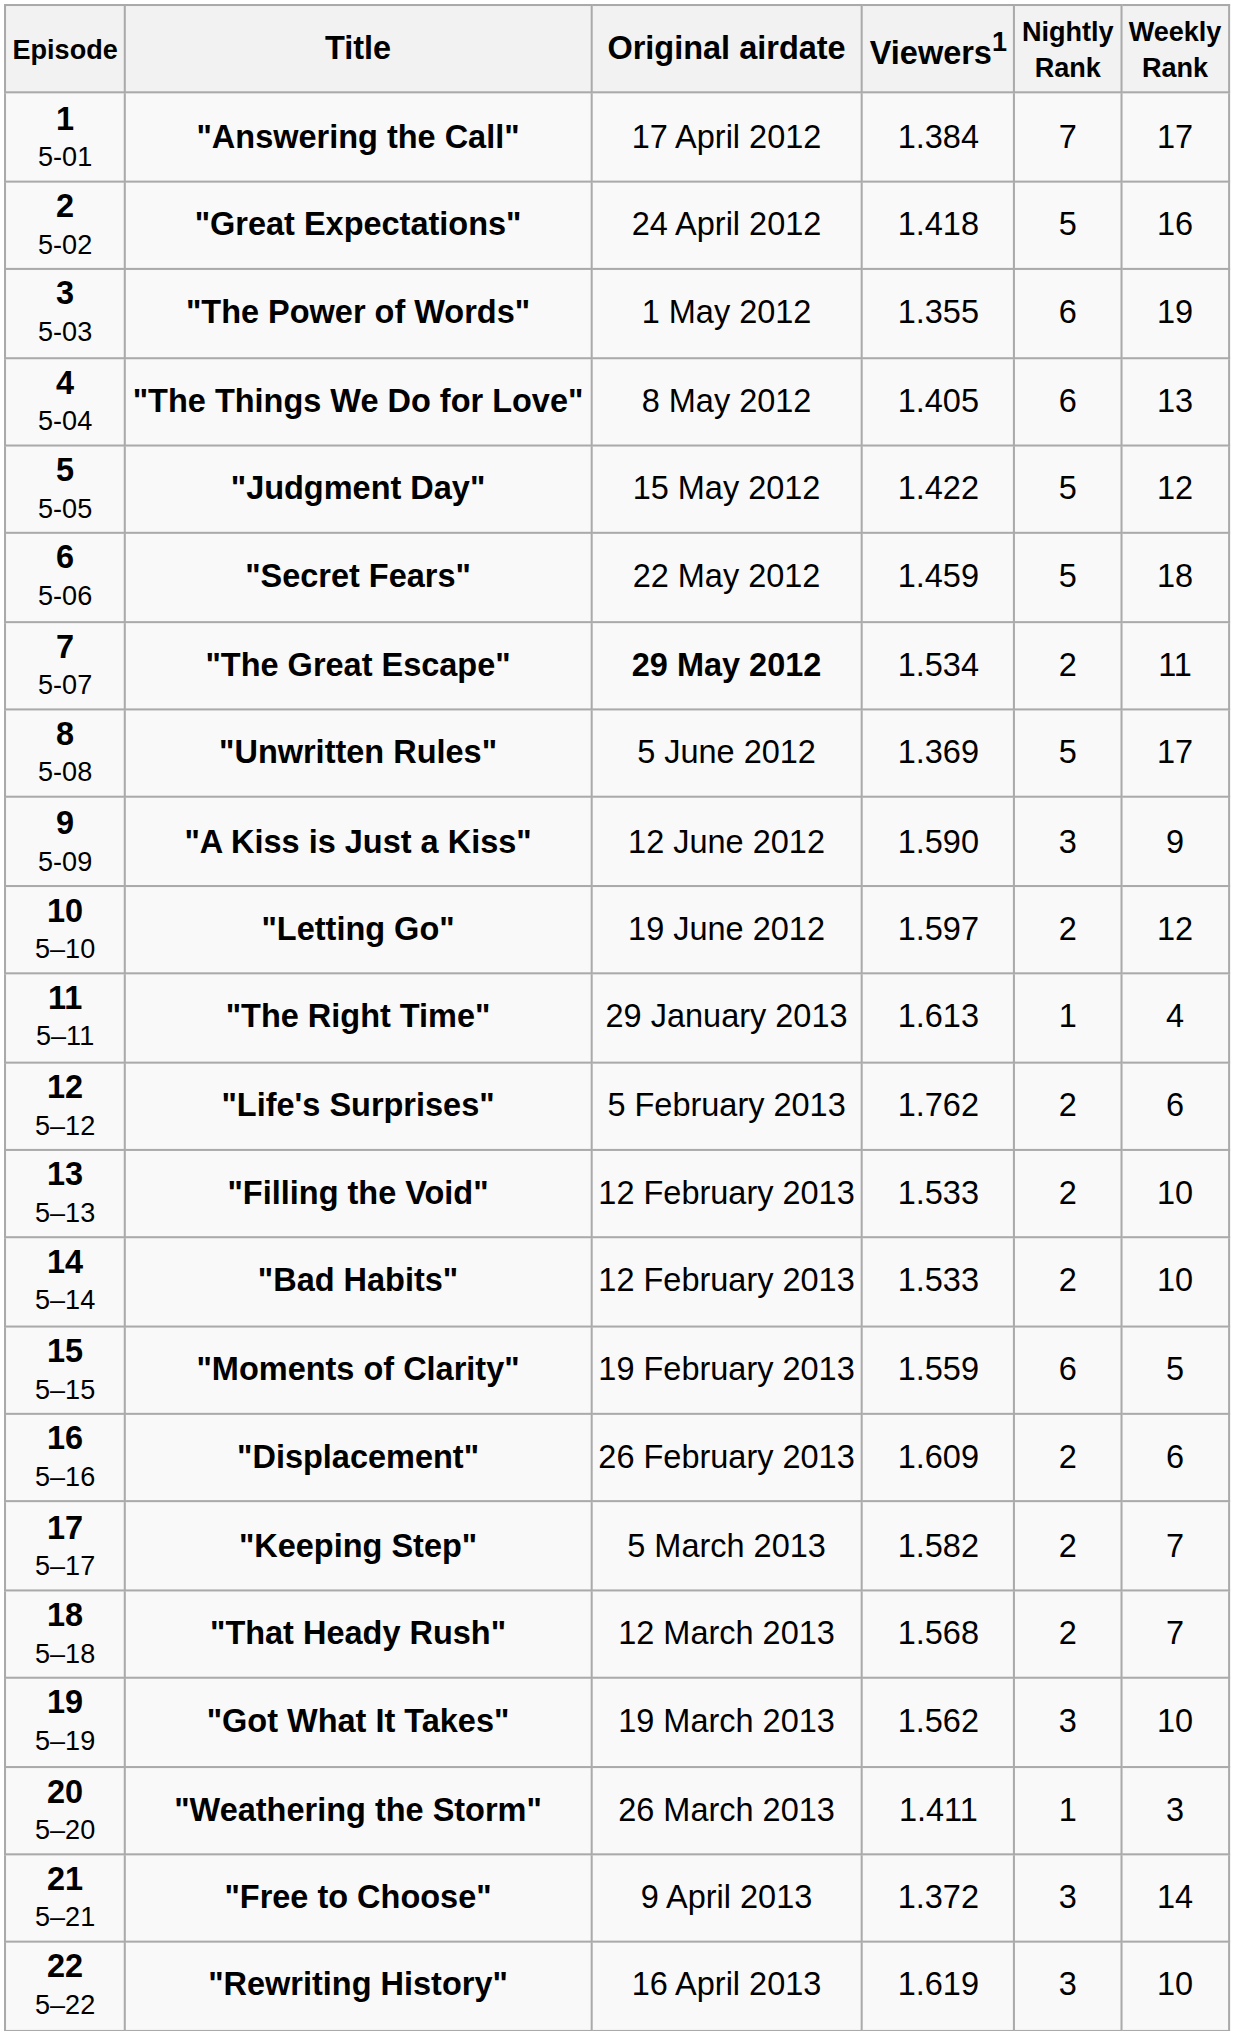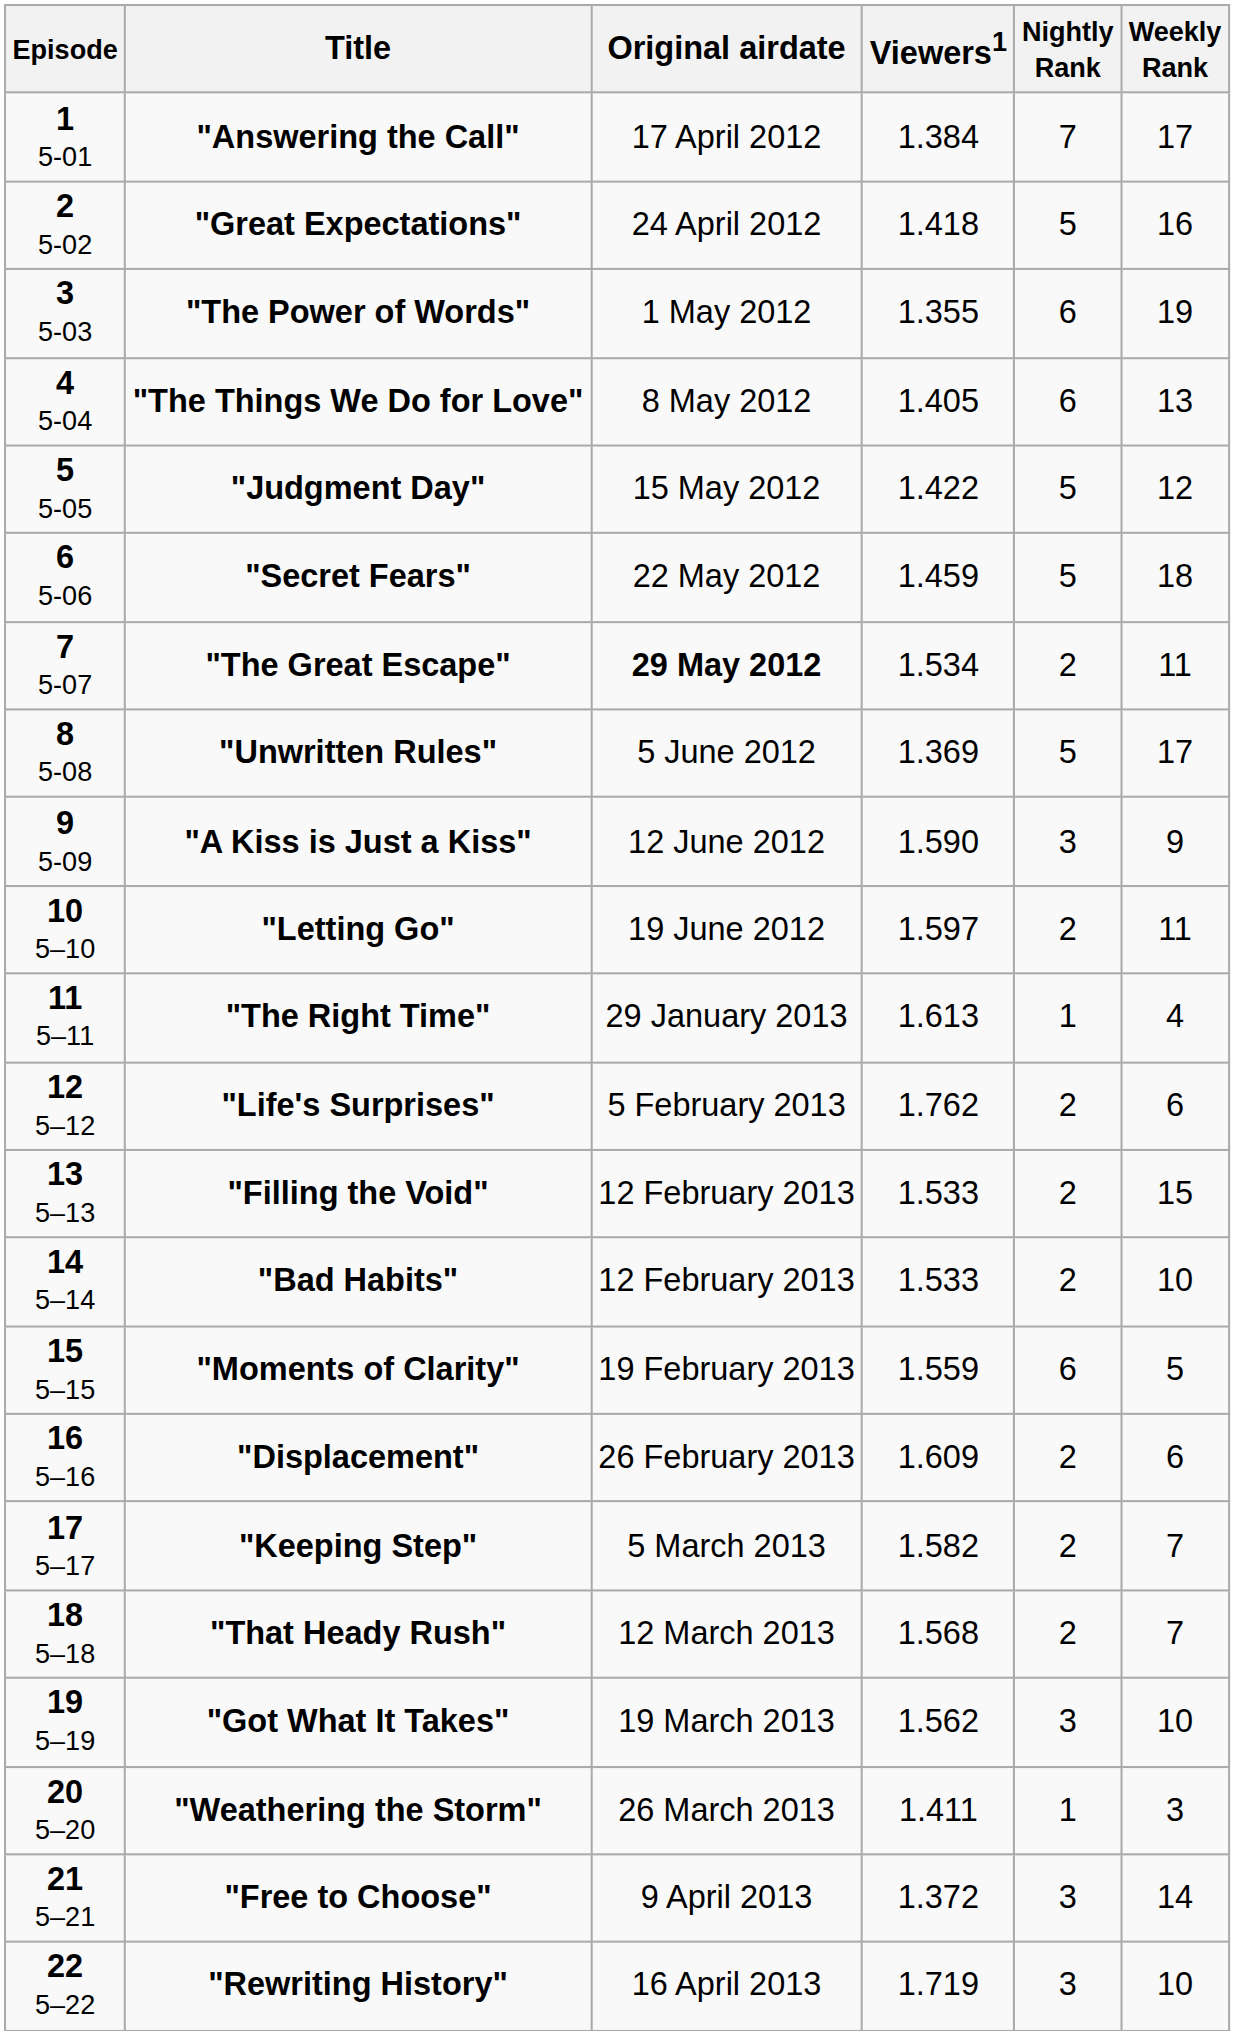(1175, 929) 12 -> (1175, 929) 11
(1175, 1193) 10 -> (1175, 1193) 15
(938, 1985) 1.619 -> (938, 1985) 1.719
